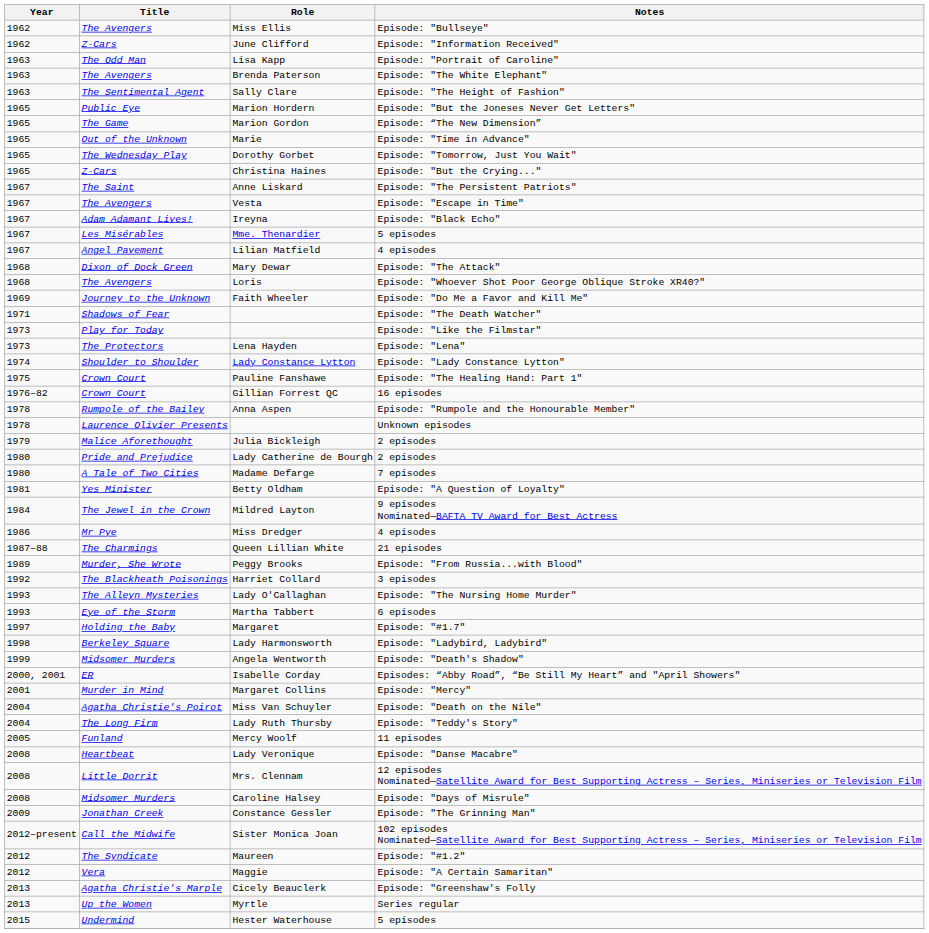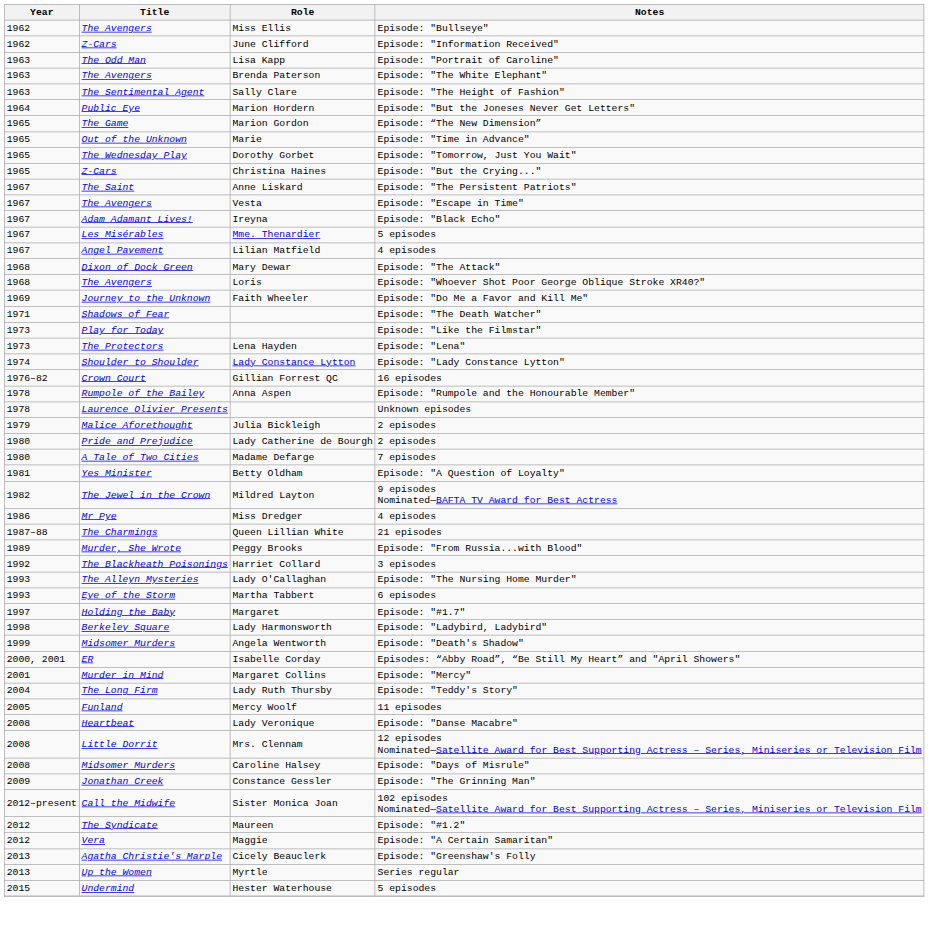(18, 108) 1965 -> (18, 108) 1964
- row: (279, 378)
(18, 511) 1984 -> (18, 495) 1982
- row: (282, 707)
